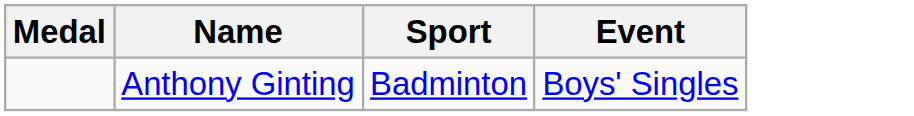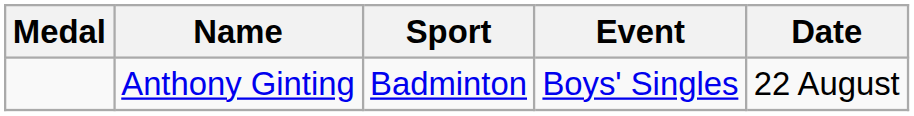+ column: (827, 31)
